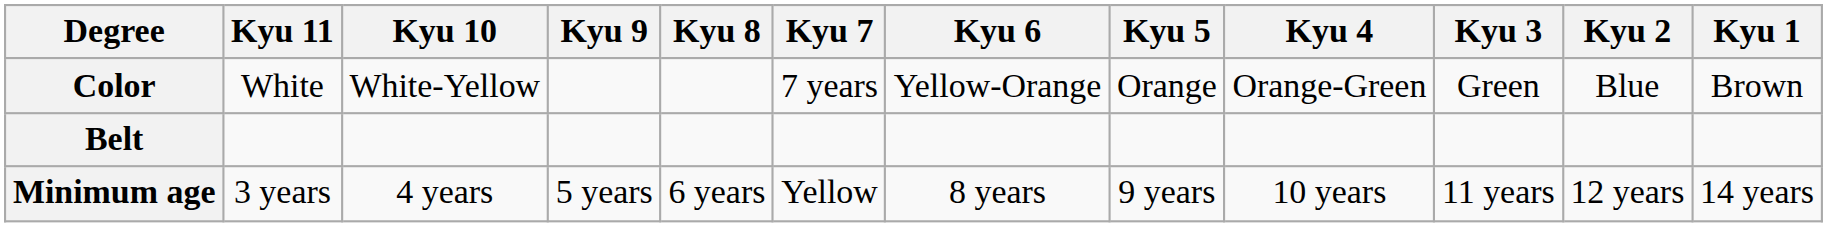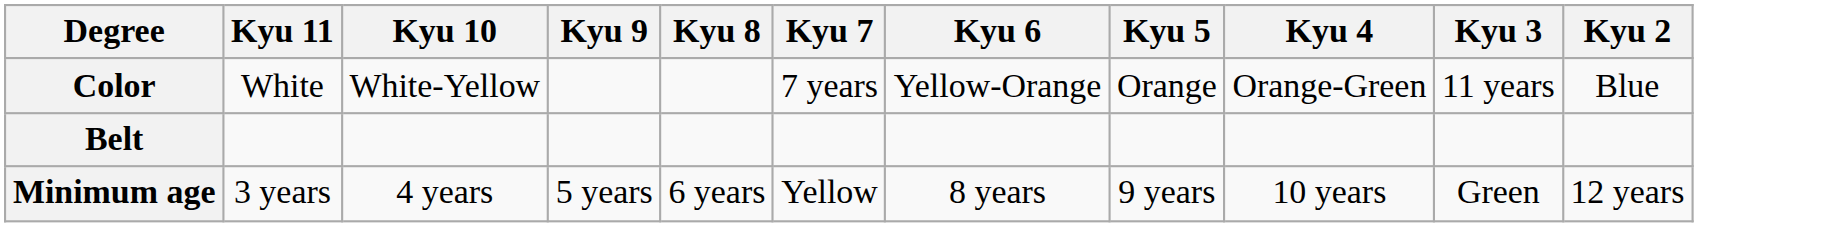- column: (1757, 31)
(1498, 85) Green -> (1498, 85) 11 years
(1498, 192) 11 years -> (1498, 192) Green
